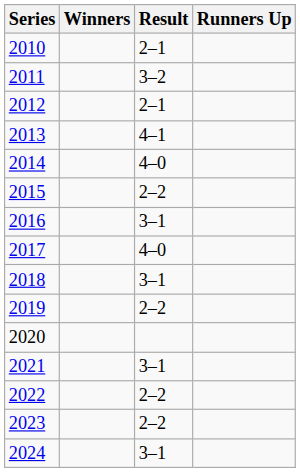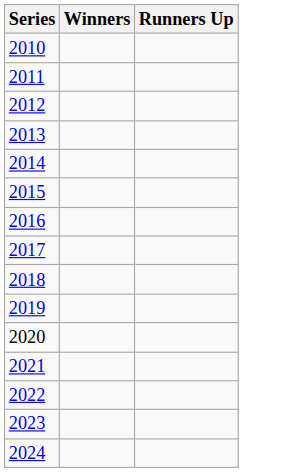- column: (164, 18)
